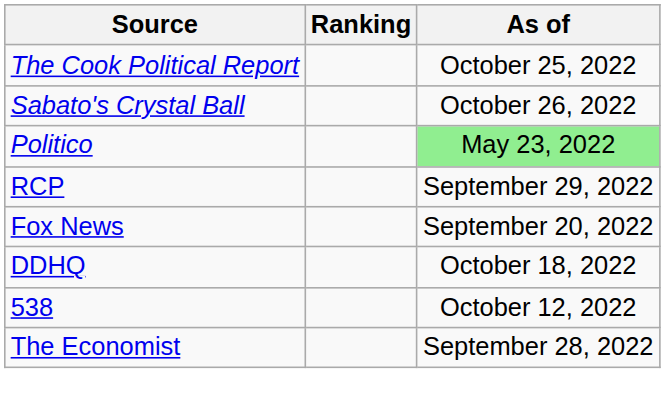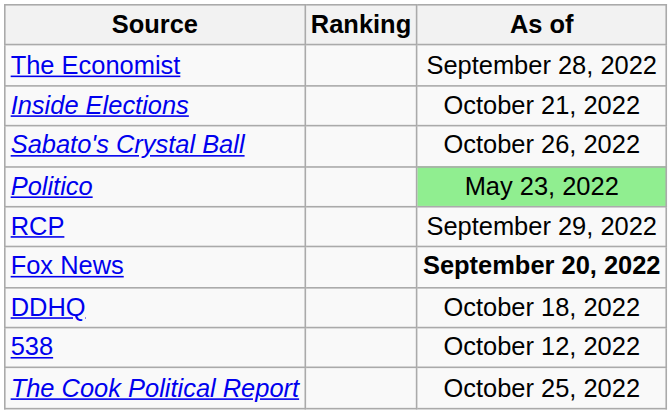rows swapped: (155, 65) <-> (95, 347)
+ row: (100, 105)
(538, 226) normal -> (542, 266) bold
